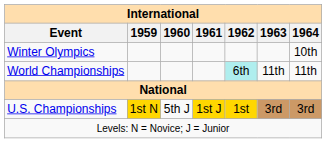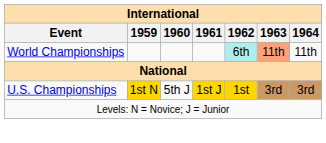- row: (51, 52)
(273, 71) no background -> (273, 52) lightsalmon background
